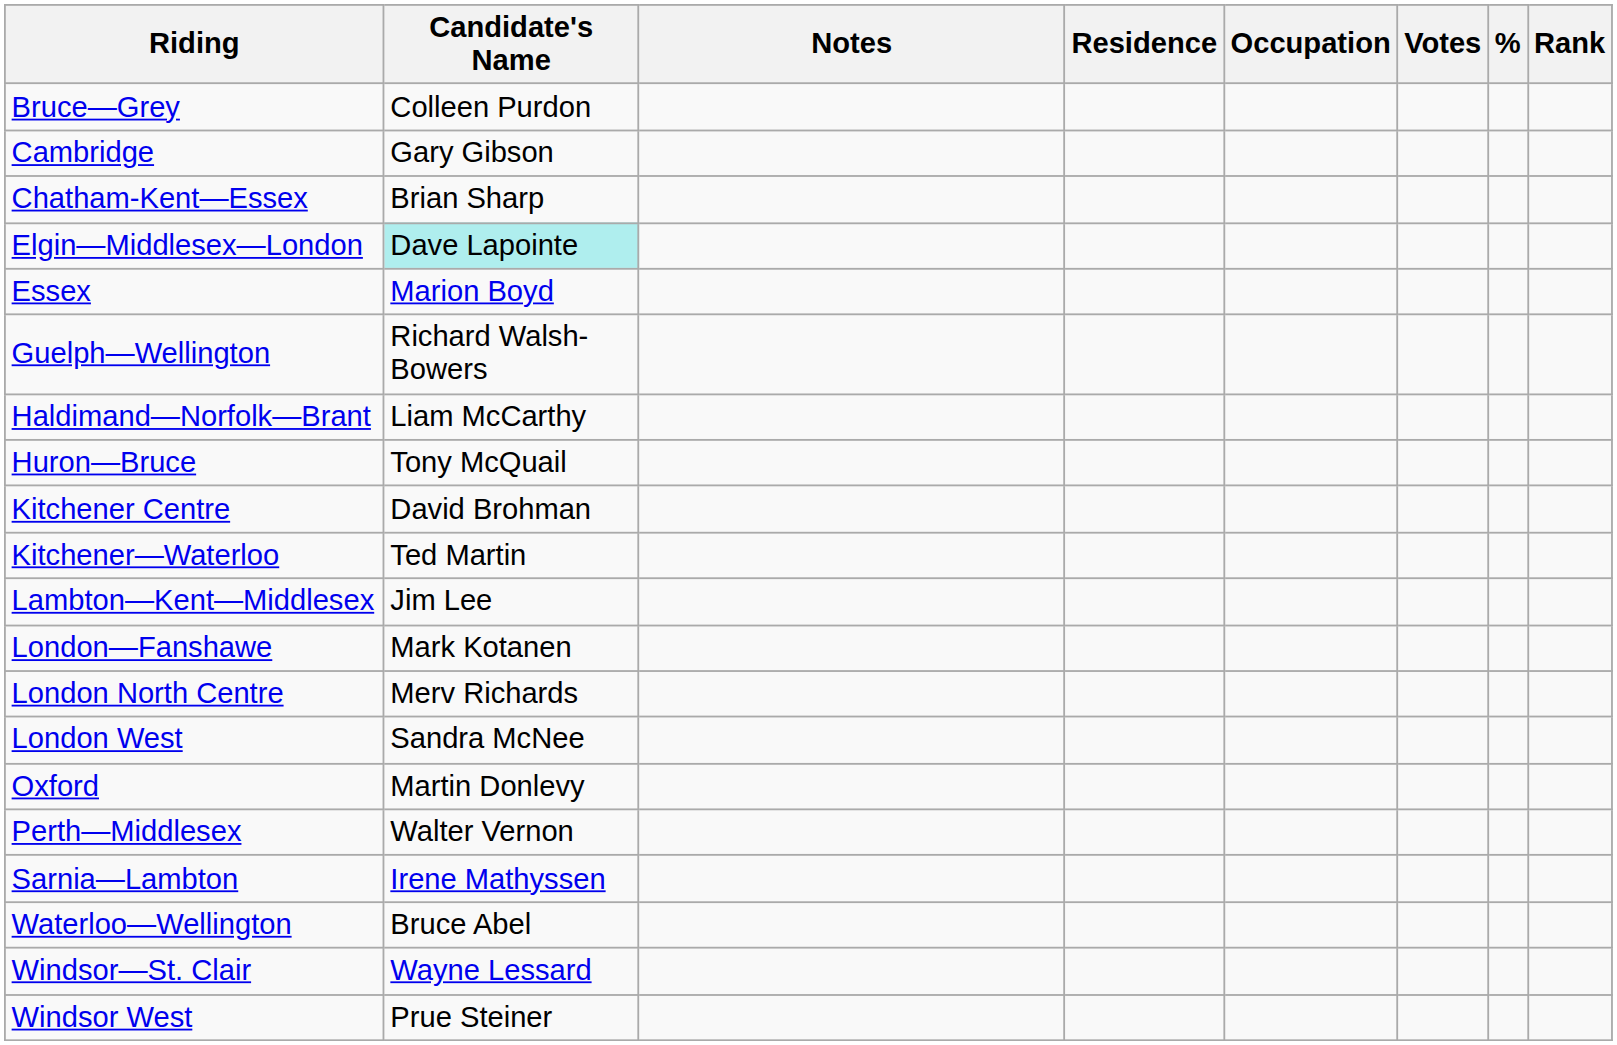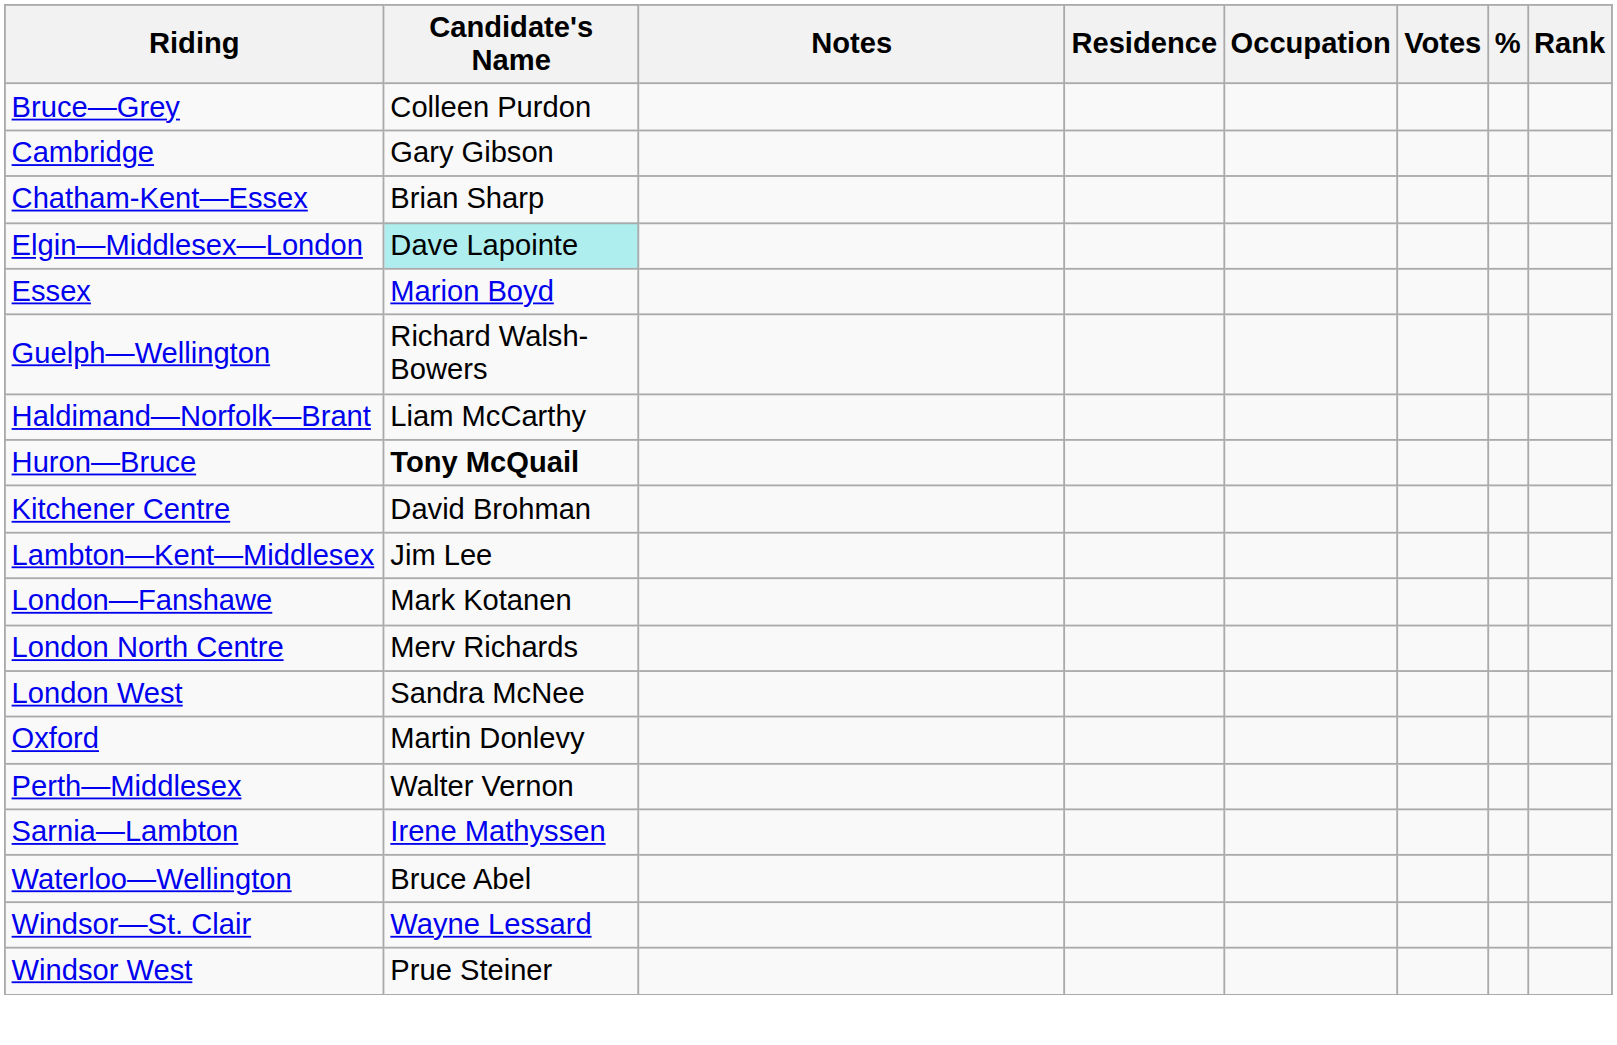(479, 462) normal -> (485, 462) bold
- row: (145, 554)
